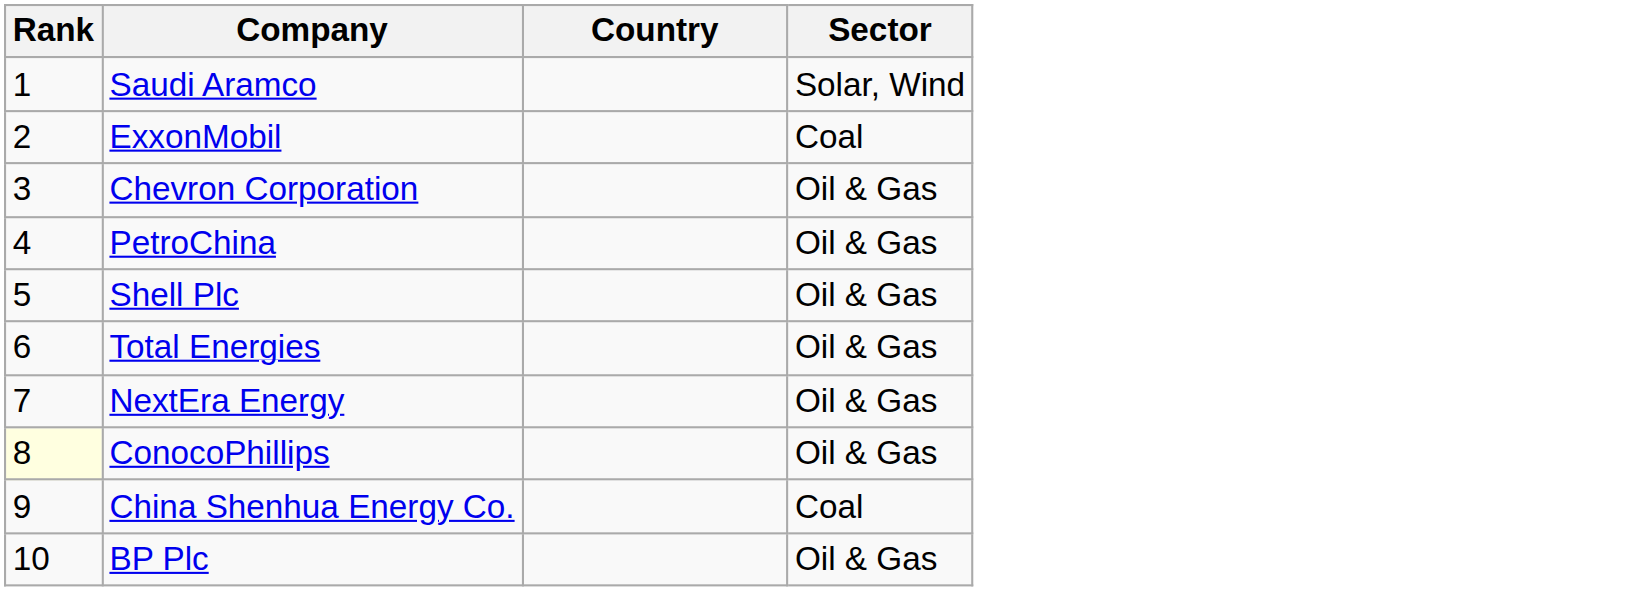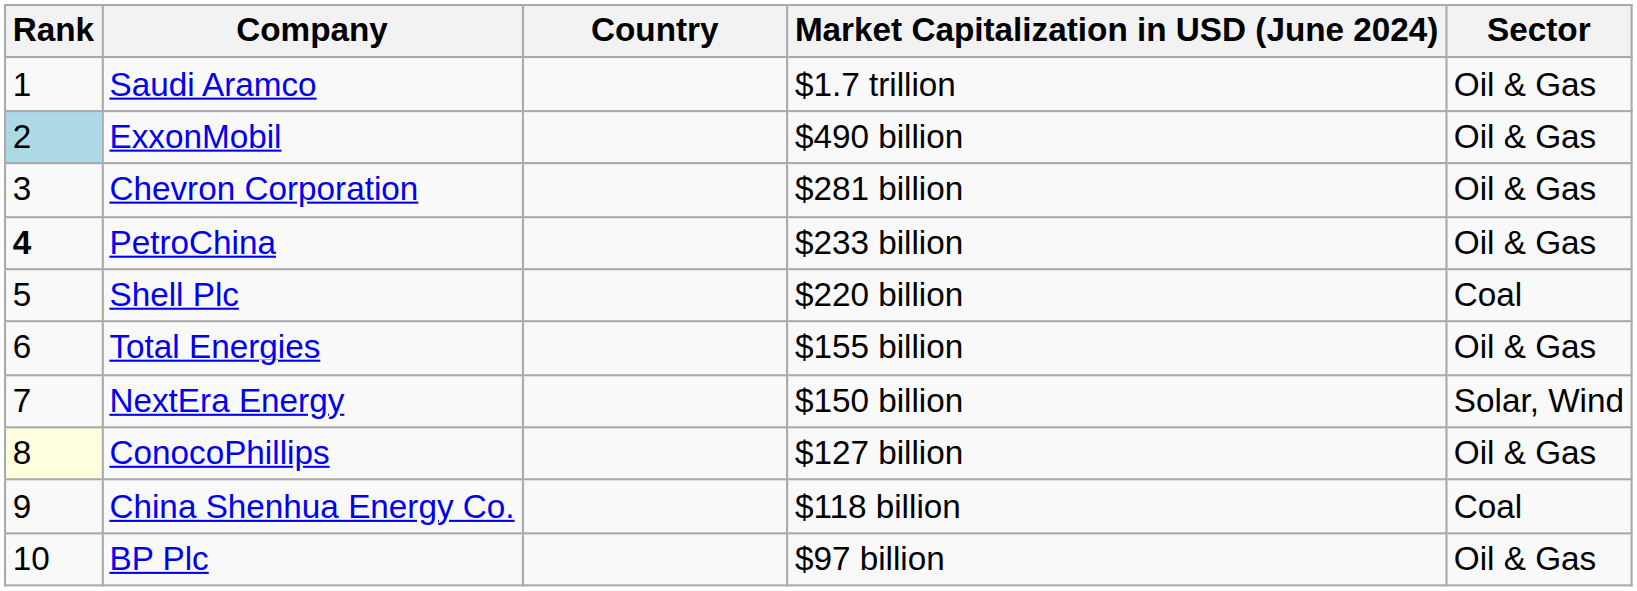+ column: (1117, 30)
(880, 83) Solar, Wind -> (1525, 83) Oil & Gas
(22, 136) no background -> (22, 136) lightblue background
(829, 136) Coal -> (1525, 136) Oil & Gas
(22, 242) normal -> (22, 242) bold
(866, 294) Oil & Gas -> (1488, 294) Coal
(866, 400) Oil & Gas -> (1539, 400) Solar, Wind
